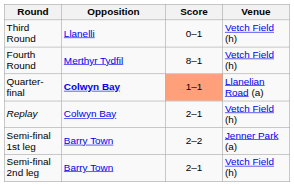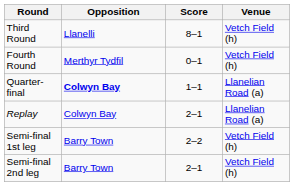(194, 33) 0–1 -> (194, 33) 8–1
(194, 60) 8–1 -> (194, 60) 0–1
(194, 87) lightsalmon background -> (194, 87) no background
(249, 114) Vetch Field (h) -> (245, 114) Llanelian Road (a)
(252, 141) Jenner Park (a) -> (249, 141) Vetch Field (h)
